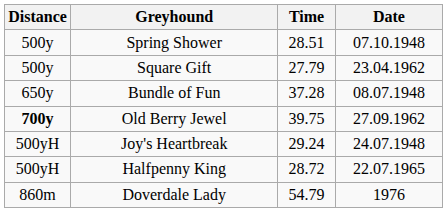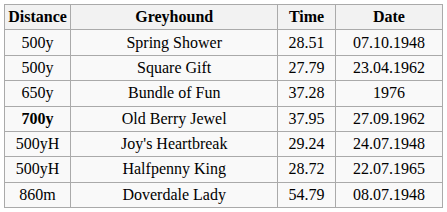(389, 93) 08.07.1948 -> (389, 93) 1976
(307, 118) 39.75 -> (307, 118) 37.95
(389, 194) 1976 -> (389, 194) 08.07.1948
